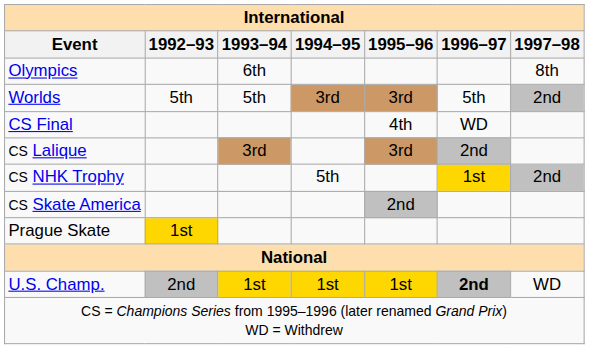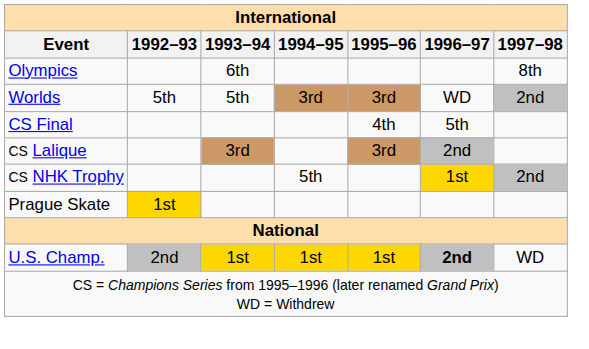(474, 97) 5th -> (457, 97) WD
(474, 124) WD -> (457, 124) 5th
- row: (75, 204)
